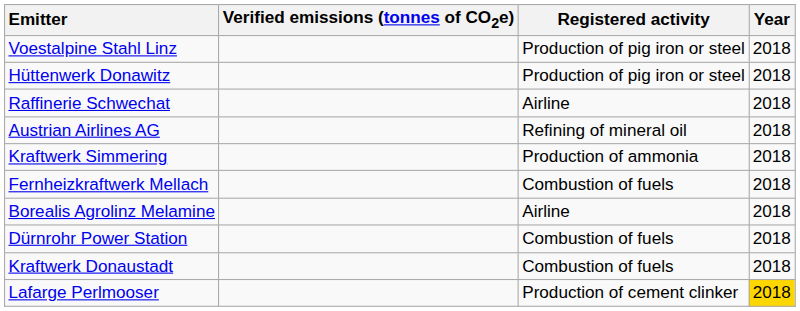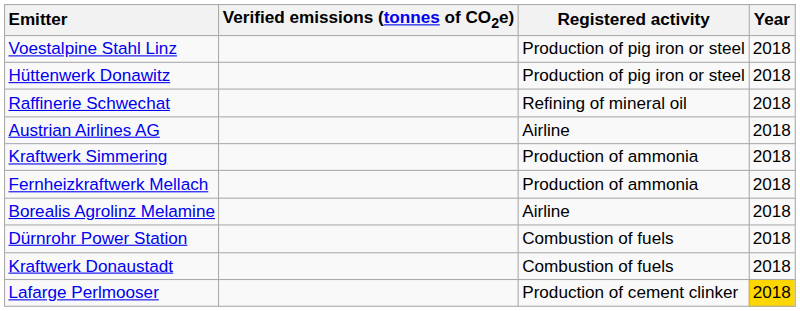(546, 102) Airline -> (605, 102) Refining of mineral oil
(605, 130) Refining of mineral oil -> (546, 130) Airline
(598, 184) Combustion of fuels -> (610, 184) Production of ammonia
